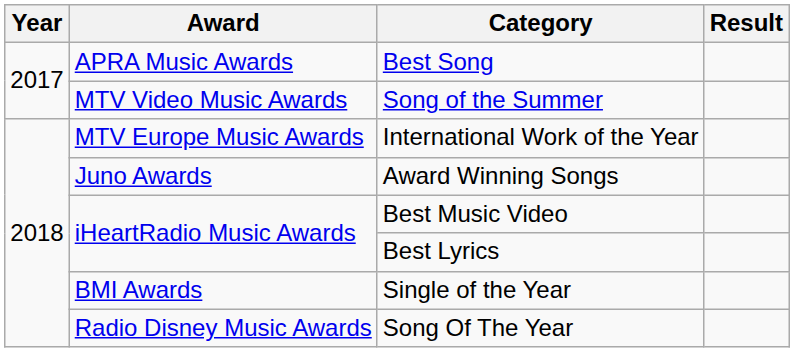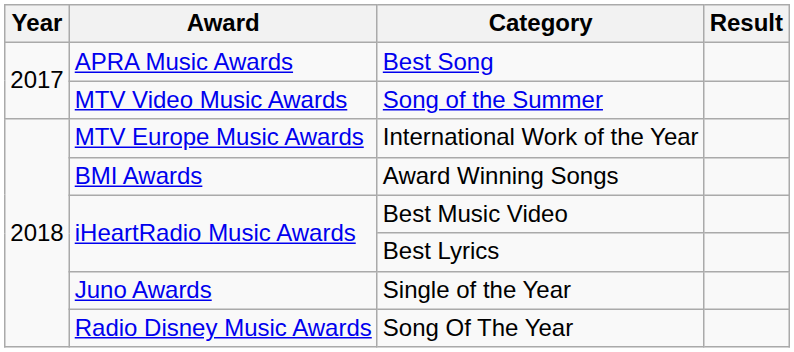(143, 175) Juno Awards -> (139, 175) BMI Awards
(139, 289) BMI Awards -> (143, 289) Juno Awards
